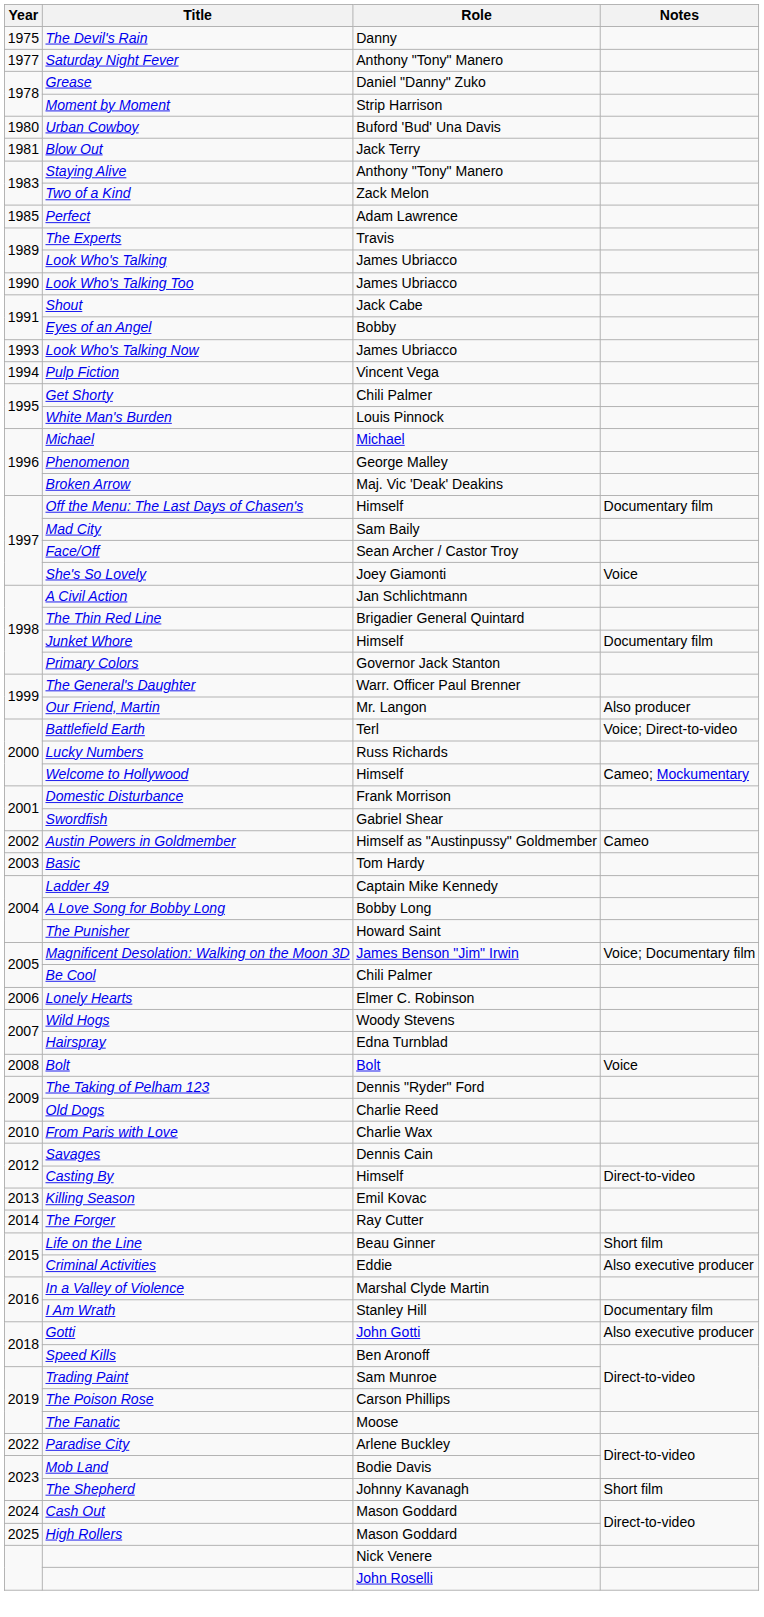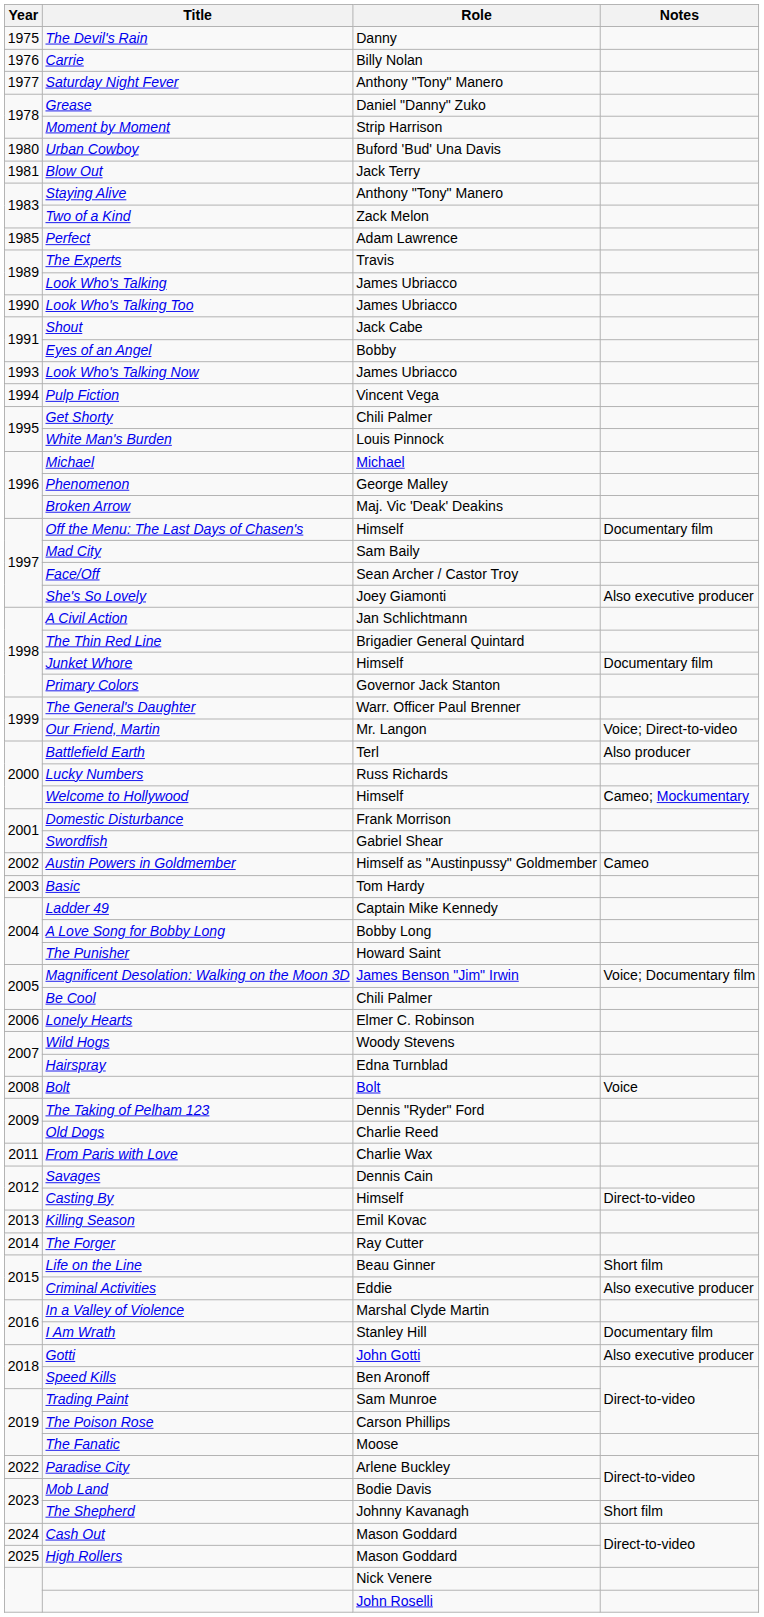+ row: (65, 60)
(621, 573) Voice -> (679, 596) Also executive producer
(647, 707) Also producer -> (670, 730) Voice; Direct-to-video
(670, 730) Voice; Direct-to-video -> (647, 752) Also producer
(23, 1132) 2010 -> (23, 1154) 2011
